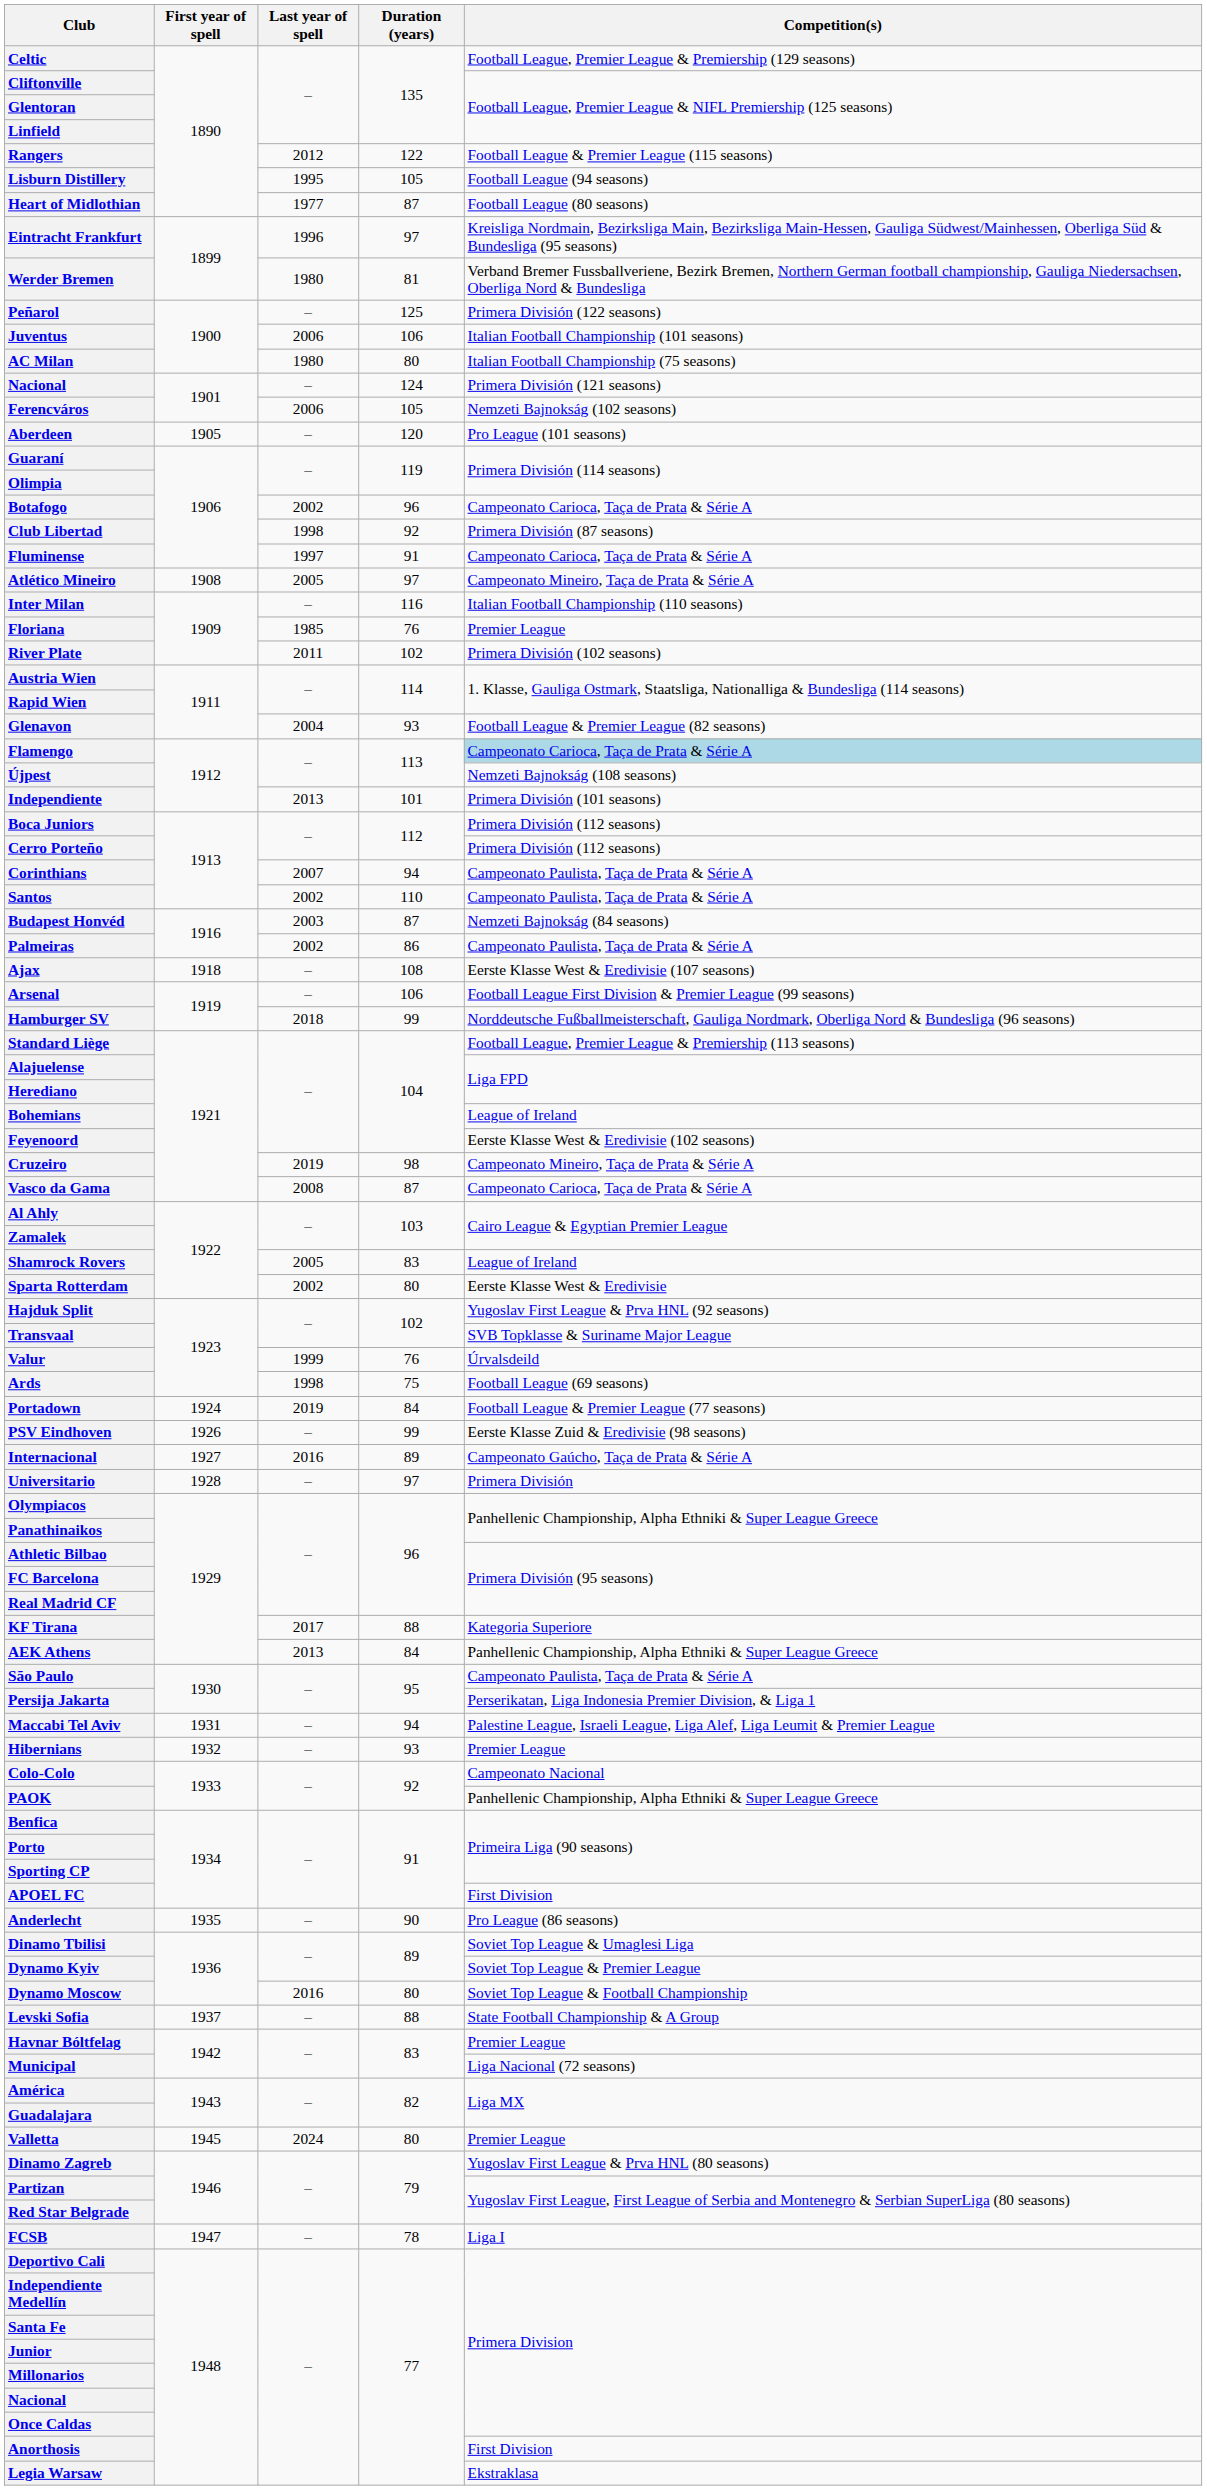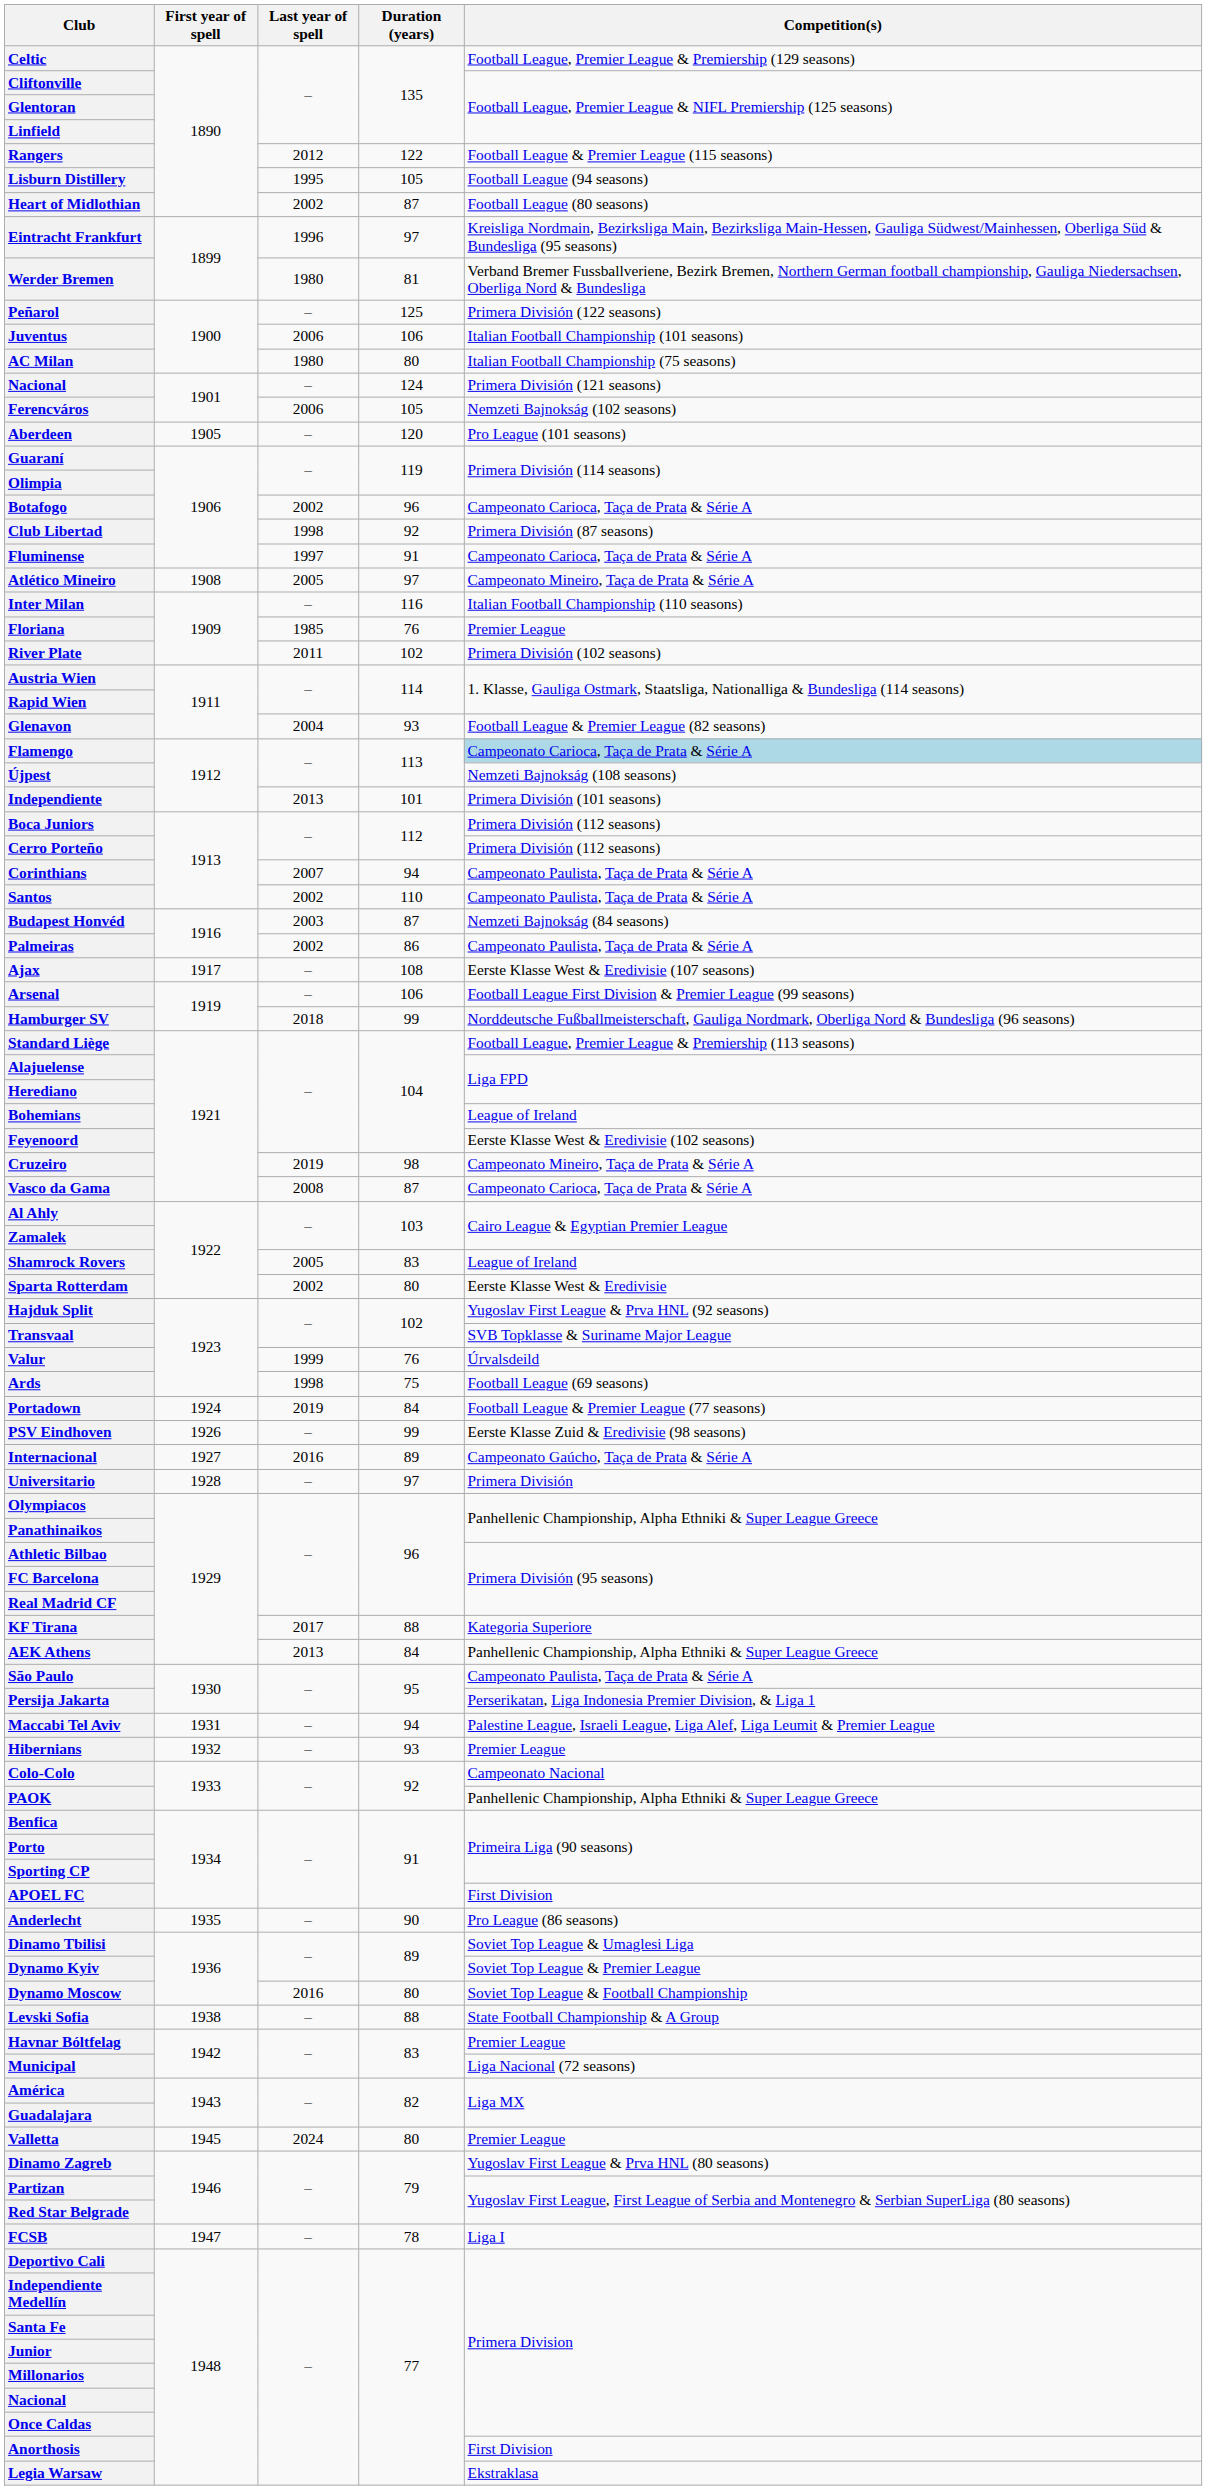(308, 204) 1977 -> (308, 204) 2002
(206, 969) 1918 -> (206, 969) 1917
(206, 2017) 1937 -> (206, 2017) 1938
